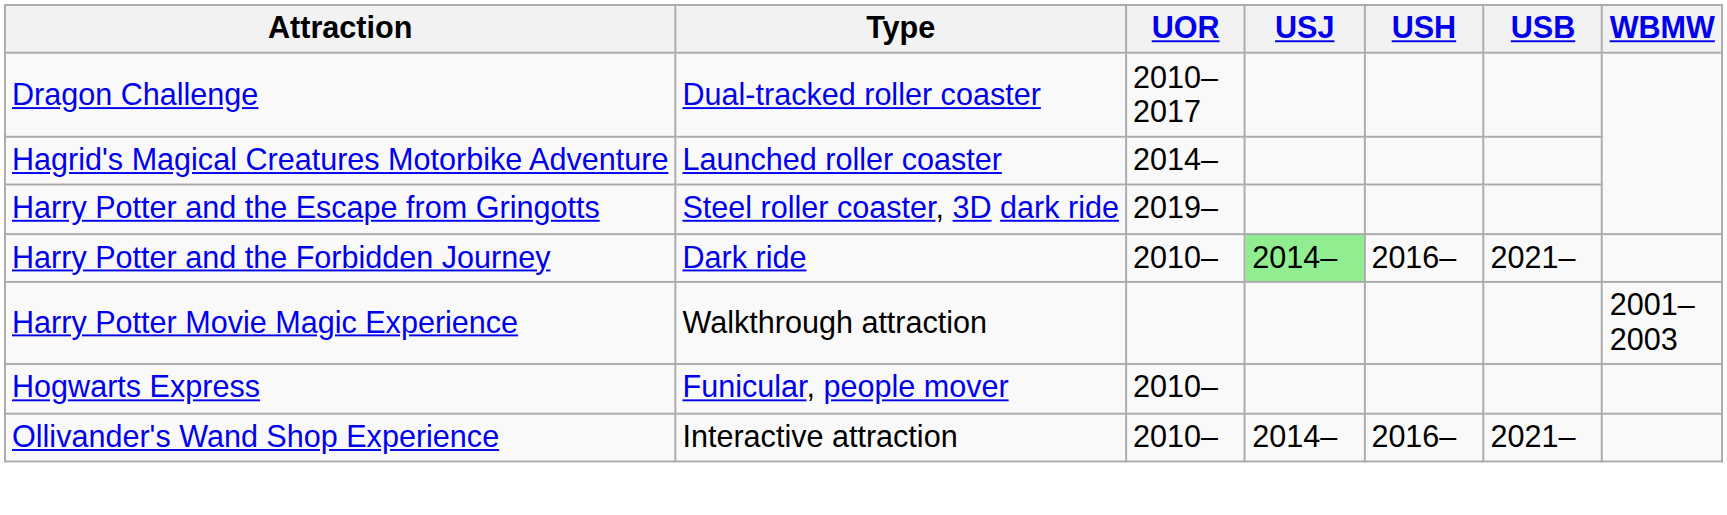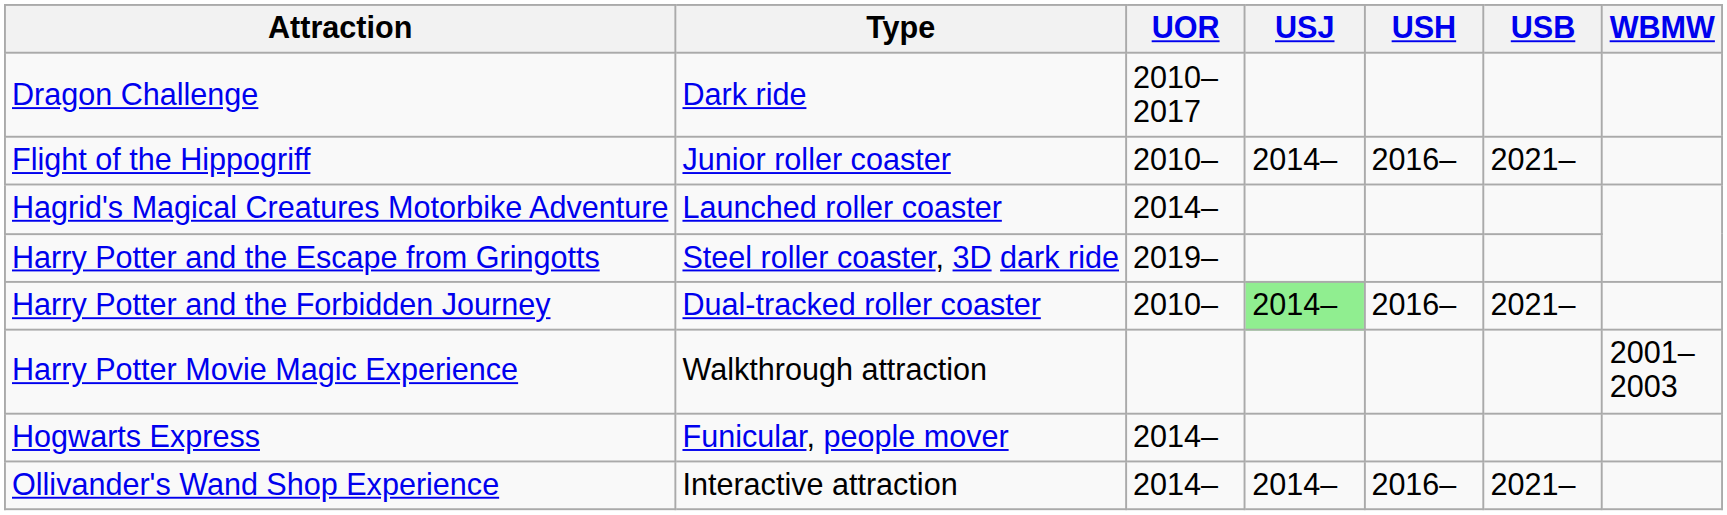(862, 94) Dual-tracked roller coaster -> (744, 94) Dark ride
+ row: (161, 160)
(744, 256) Dark ride -> (862, 305) Dual-tracked roller coaster
(1176, 388) 2010– -> (1176, 436) 2014–
(1176, 436) 2010– -> (1176, 485) 2014–
